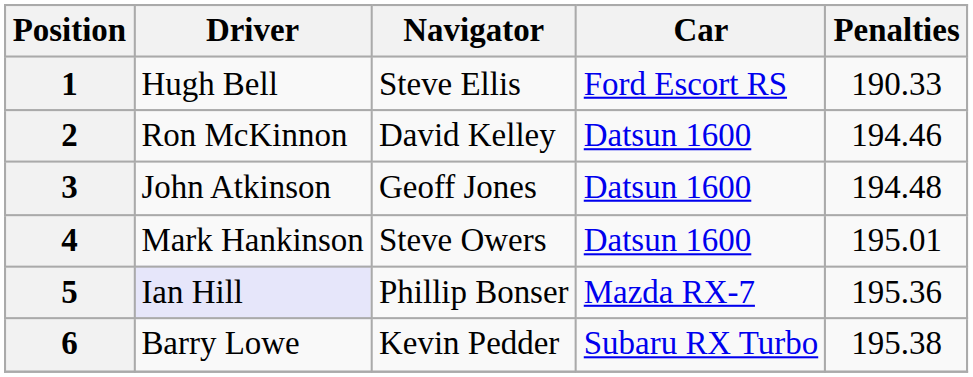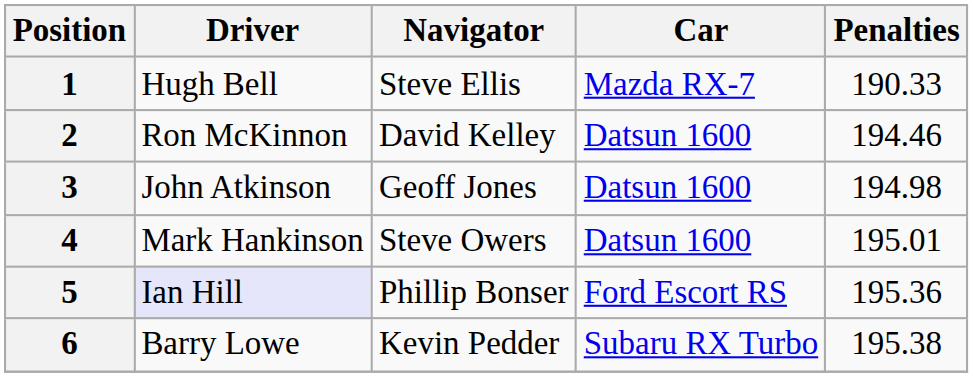(685, 82) Ford Escort RS -> (669, 82) Mazda RX-7
(897, 187) 194.48 -> (897, 187) 194.98
(669, 291) Mazda RX-7 -> (685, 291) Ford Escort RS
